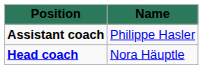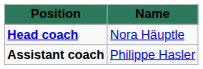rows swapped: (43, 54) <-> (56, 34)
